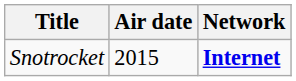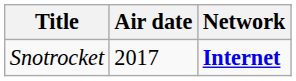(137, 57) 2015 -> (137, 57) 2017
